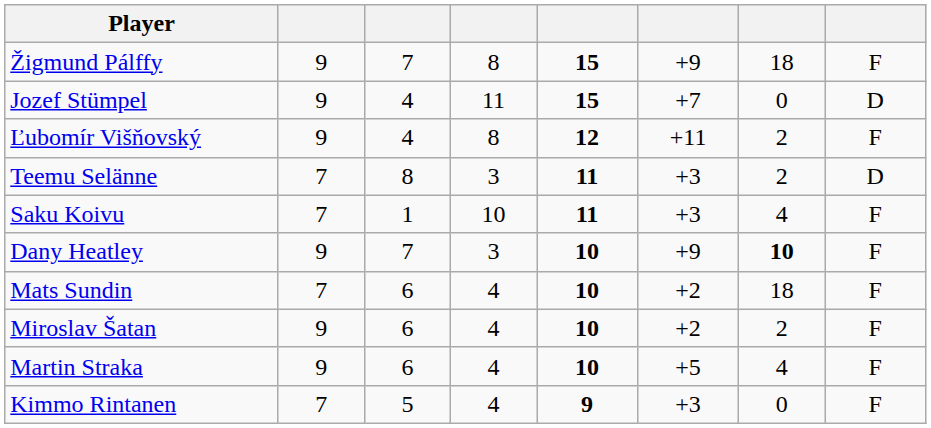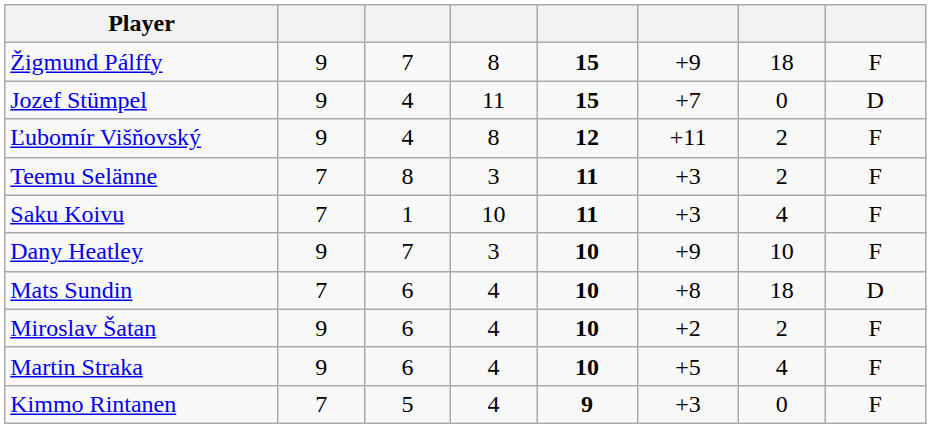(875, 175) D -> (875, 175) F
(782, 251) bold -> (782, 251) normal
(688, 289) +2 -> (688, 289) +8
(875, 289) F -> (875, 289) D
